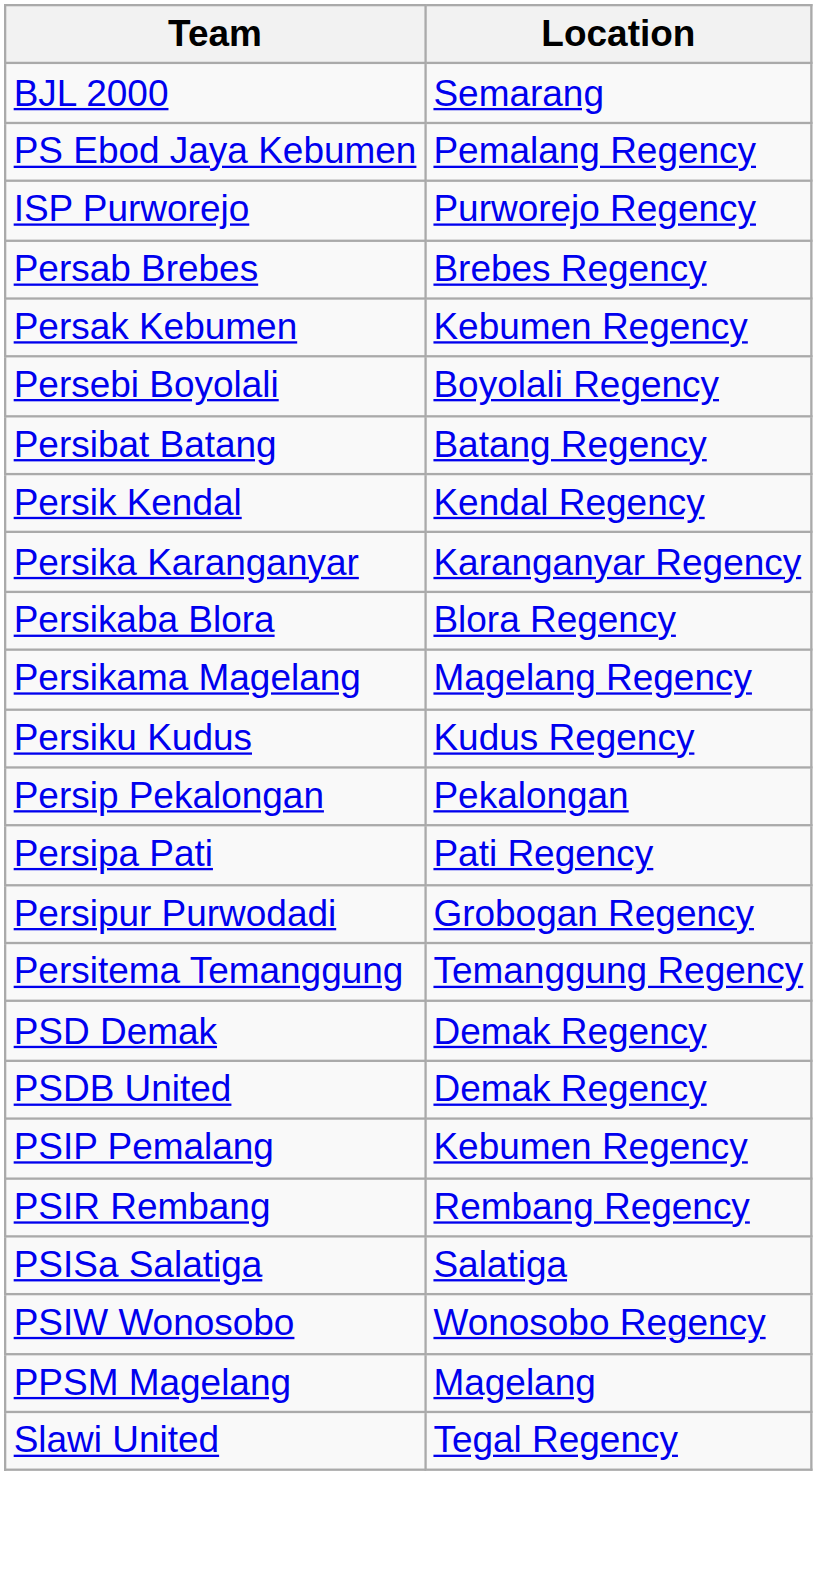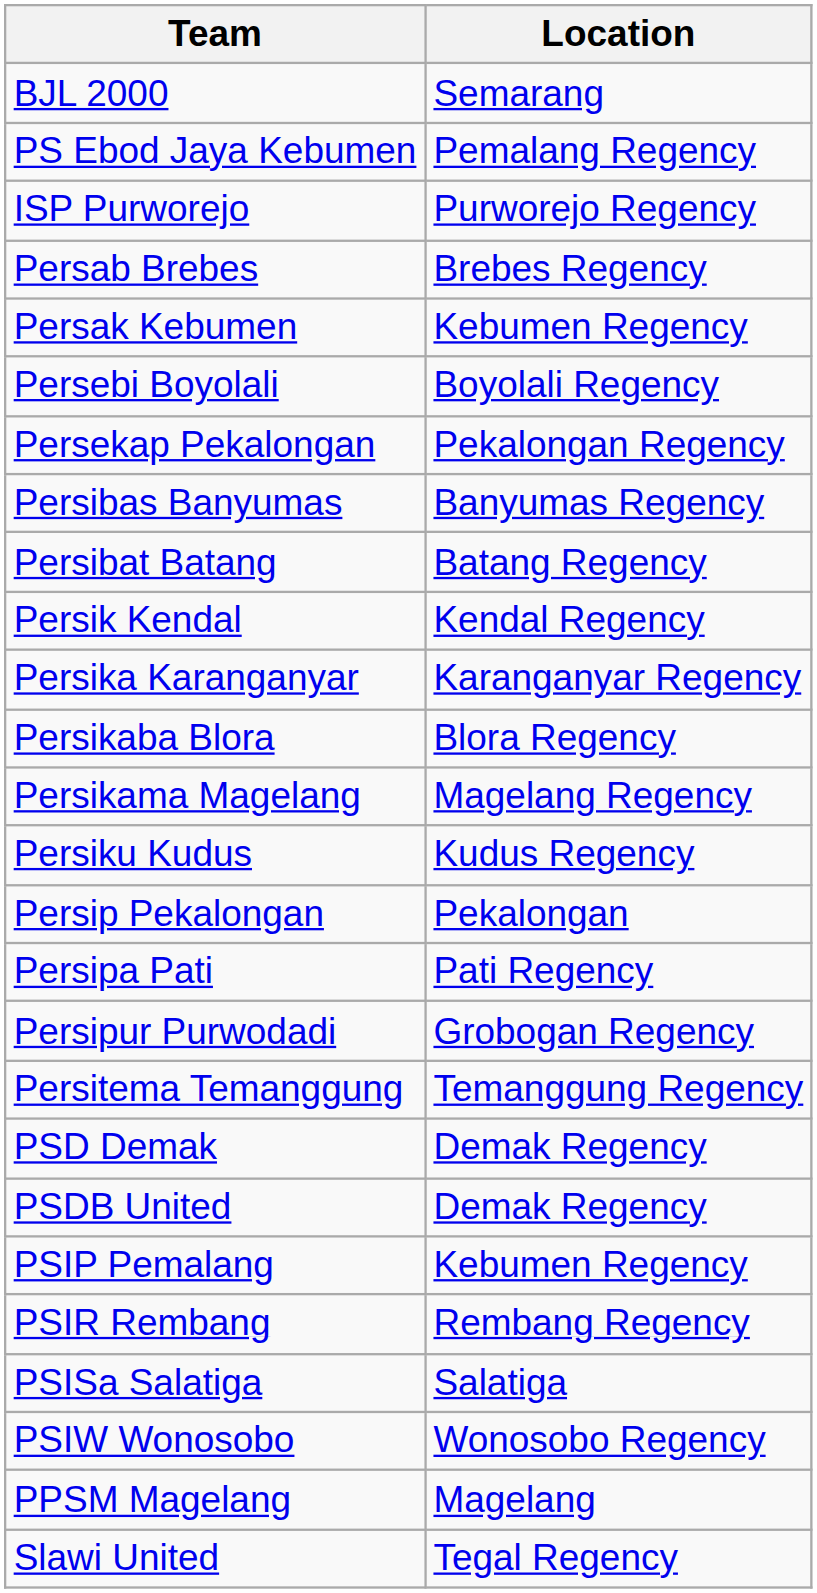+ row: (195, 444)
+ row: (178, 502)
